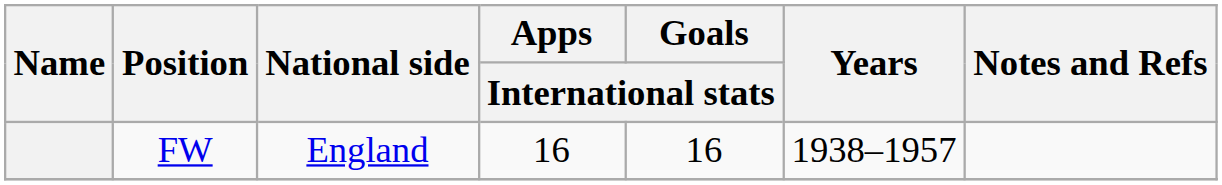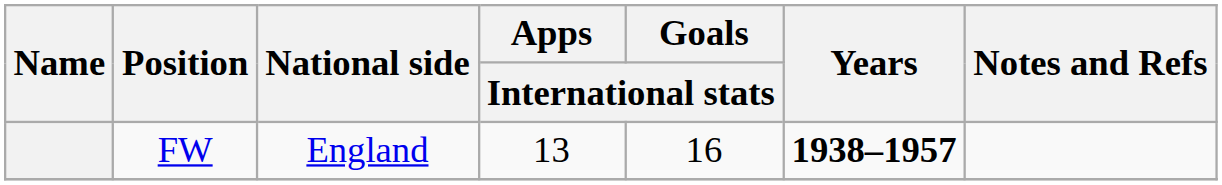(551, 149) 16 -> (551, 149) 13
(874, 149) normal -> (874, 149) bold
